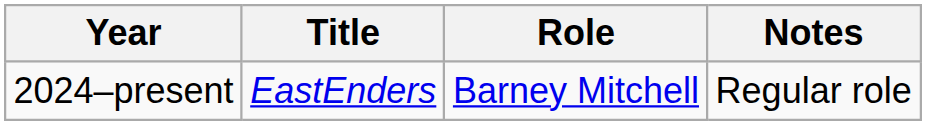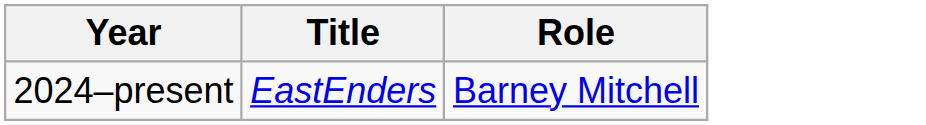- column: (814, 33)
